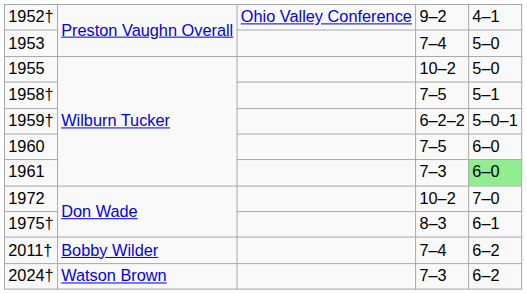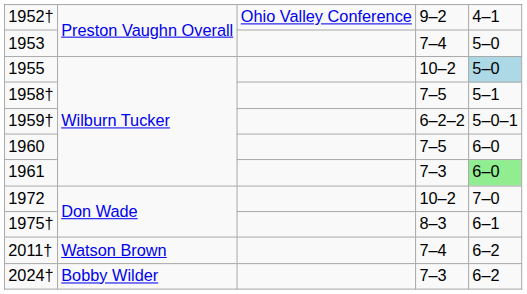(486, 69) no background -> (486, 69) lightblue background
(110, 250) Bobby Wilder -> (114, 250) Watson Brown
(114, 276) Watson Brown -> (110, 276) Bobby Wilder
